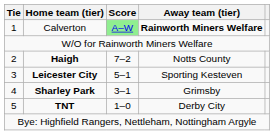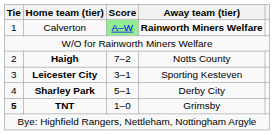(122, 74) 5–1 -> (122, 74) 3–1
(122, 90) 3–1 -> (122, 90) 5–1
(202, 90) Grimsby -> (202, 90) Derby City
(14, 106) normal -> (14, 106) bold
(202, 106) Derby City -> (202, 106) Grimsby
